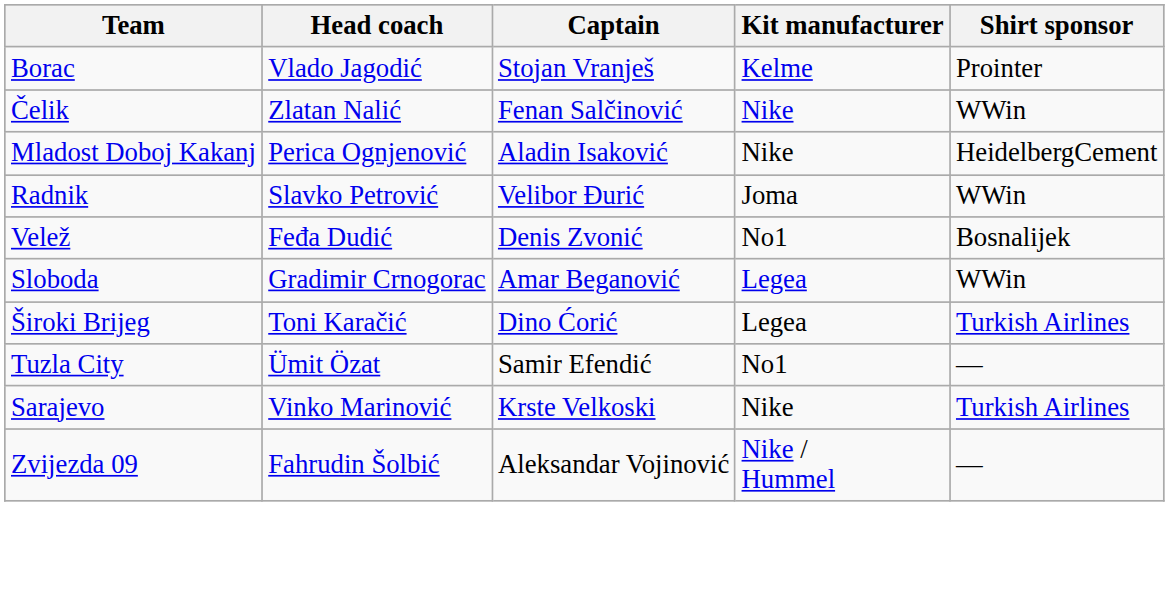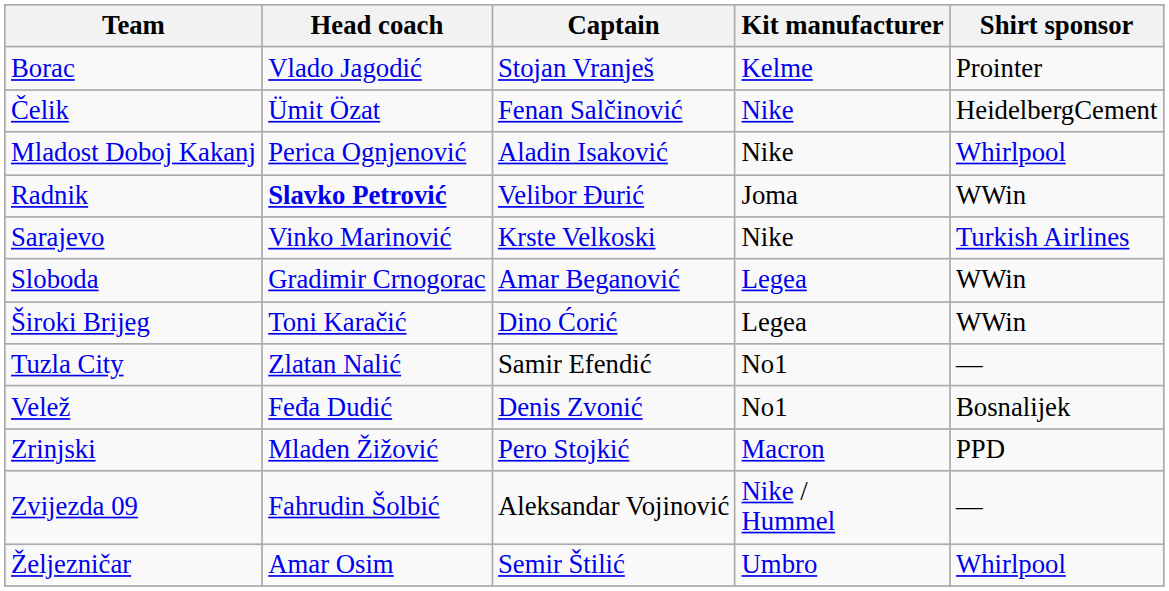(335, 110) Zlatan Nalić -> (324, 110) Ümit Özat
(991, 110) WWin -> (1057, 110) HeidelbergCement
(1057, 152) HeidelbergCement -> (1011, 152) Whirlpool
(353, 195) normal -> (357, 195) bold
rows swapped: (58, 407) <-> (41, 237)
(1043, 322) Turkish Airlines -> (991, 322) WWin
(324, 364) Ümit Özat -> (335, 364) Zlatan Nalić
+ row: (53, 449)
+ row: (71, 564)
